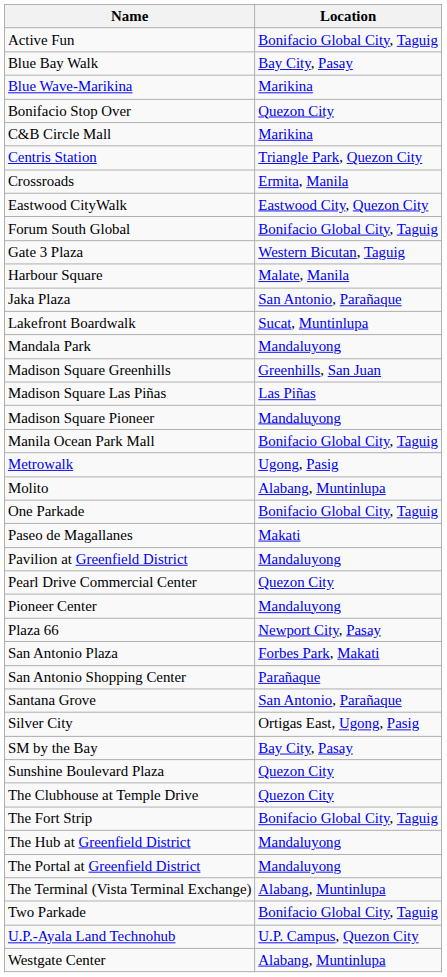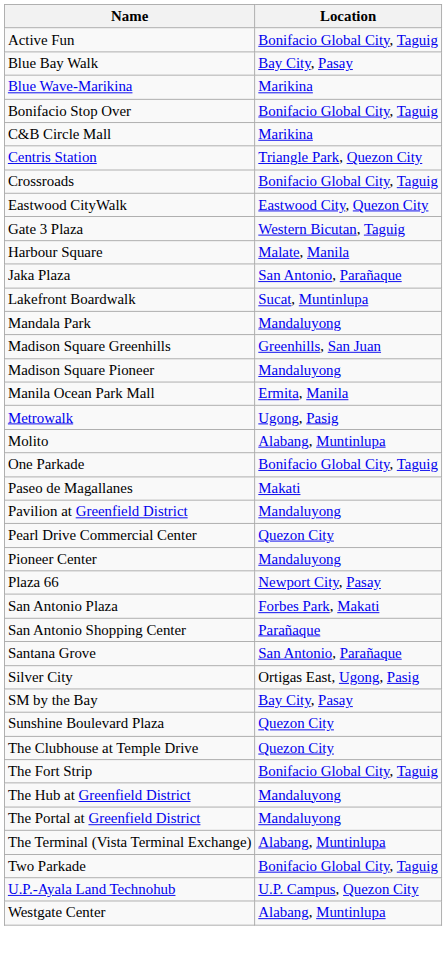(296, 110) Quezon City -> (348, 110) Bonifacio Global City, Taguig
(303, 181) Ermita, Manila -> (348, 181) Bonifacio Global City, Taguig
- row: (69, 228)
- row: (87, 393)
(348, 441) Bonifacio Global City, Taguig -> (303, 393) Ermita, Manila
